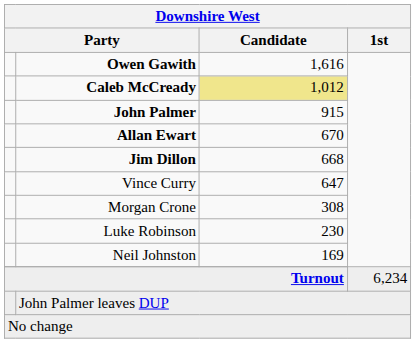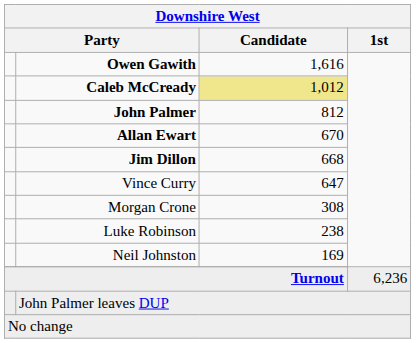(333, 111) 915 -> (333, 111) 812
(333, 231) 230 -> (333, 231) 238
(390, 278) 6,234 -> (390, 278) 6,236
